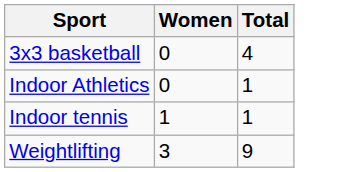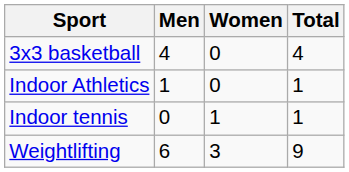+ column: (179, 20)
